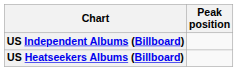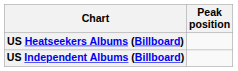rows swapped: (95, 58) <-> (95, 41)
